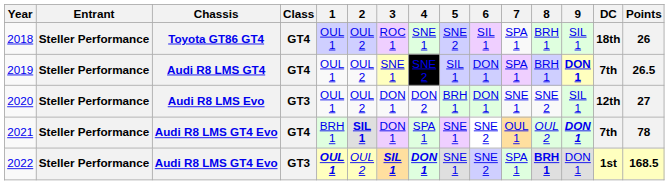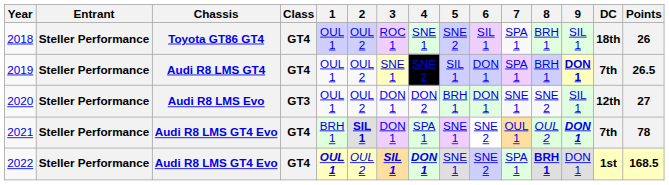(299, 163) GT3 -> (299, 163) GT4
